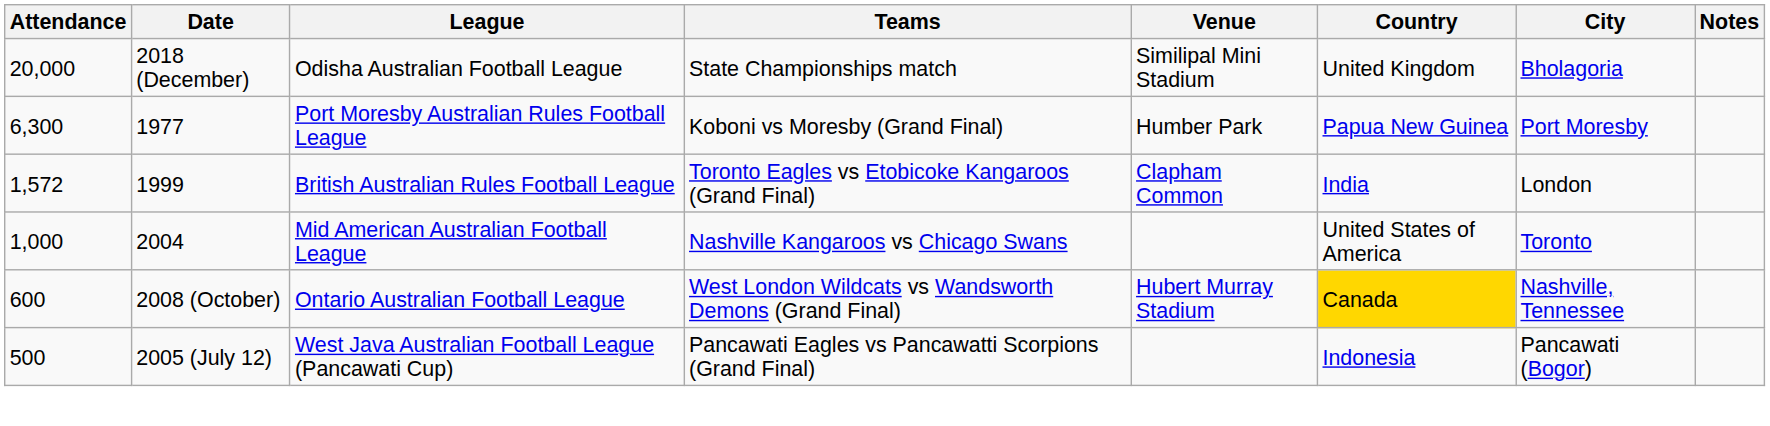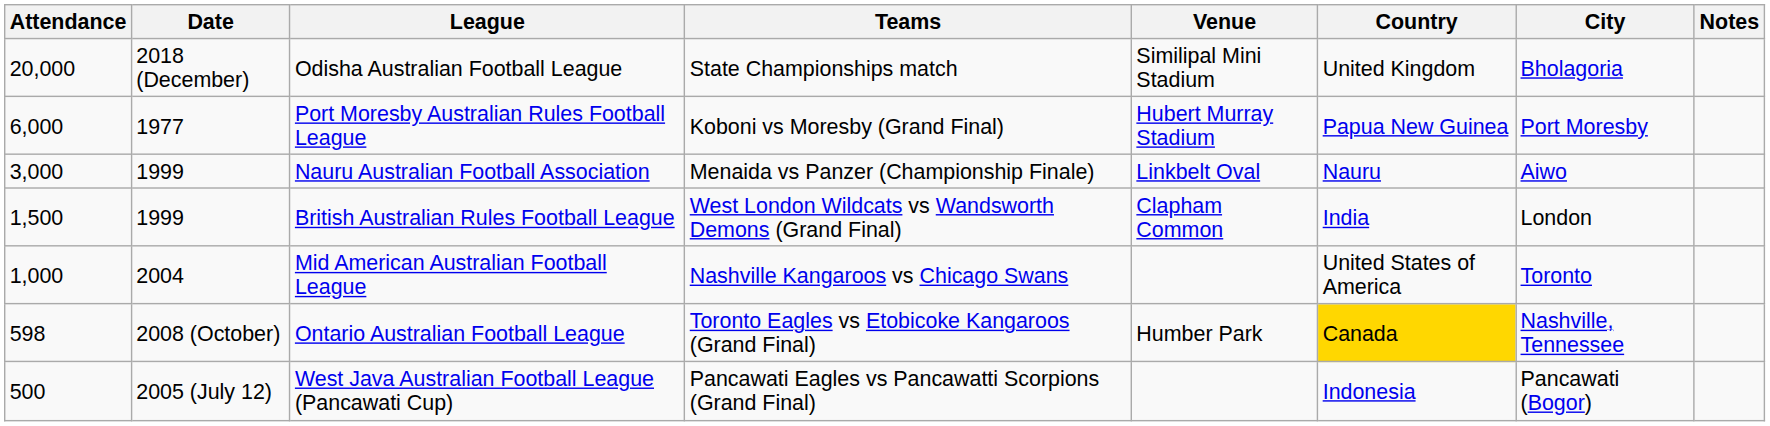(36, 126) 6,300 -> (36, 126) 6,000
(1199, 126) Humber Park -> (1205, 126) Hubert Murray Stadium
+ row: (472, 172)
(36, 184) 1,572 -> (36, 217) 1,500
(879, 184) Toronto Eagles vs Etobicoke Kangaroos (Grand Final) -> (872, 217) West London Wildcats vs Wandsworth Demons (Grand Final)
(28, 299) 600 -> (28, 333) 598
(871, 299) West London Wildcats vs Wandsworth Demons (Grand Final) -> (880, 333) Toronto Eagles vs Etobicoke Kangaroos (Grand Final)
(1204, 299) Hubert Murray Stadium -> (1199, 333) Humber Park
